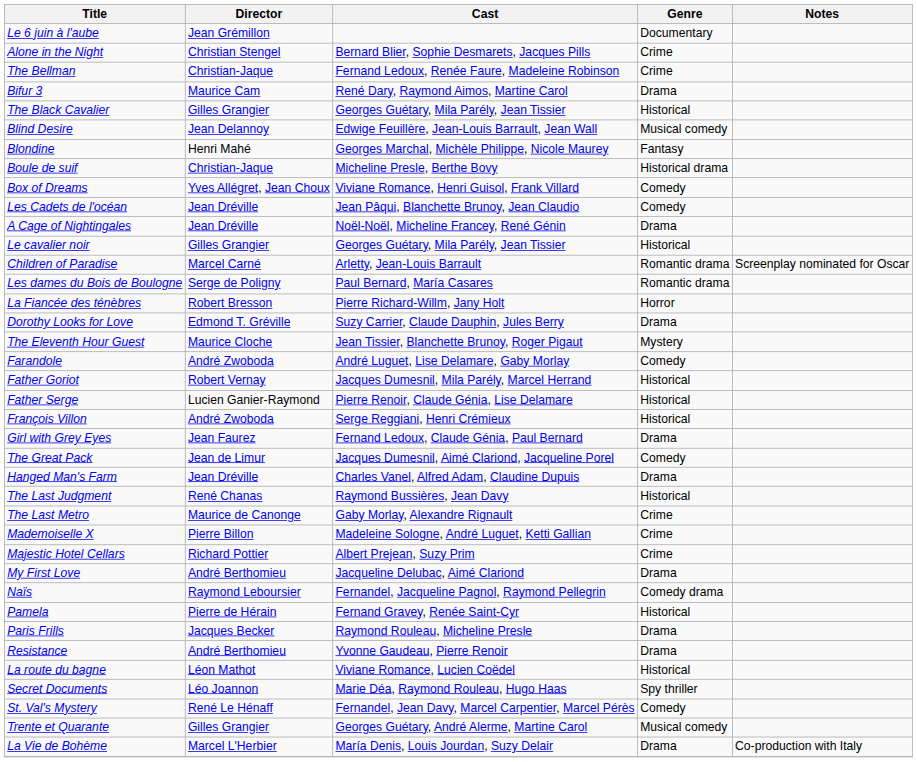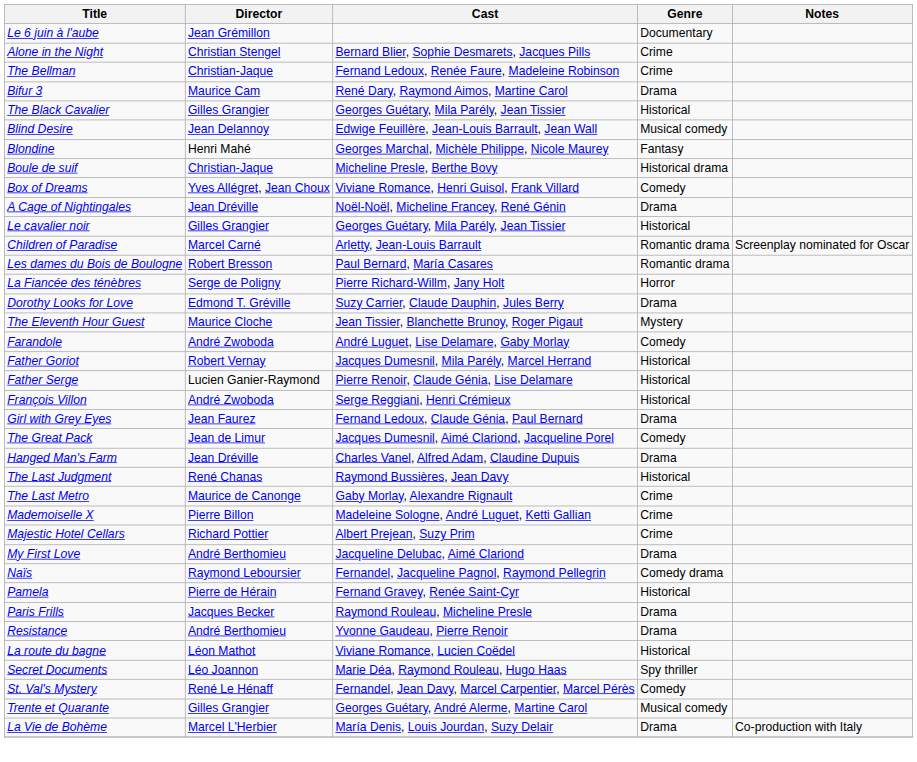- row: (67, 206)
(234, 284) Serge de Poligny -> (230, 264) Robert Bresson
(230, 303) Robert Bresson -> (234, 284) Serge de Poligny
